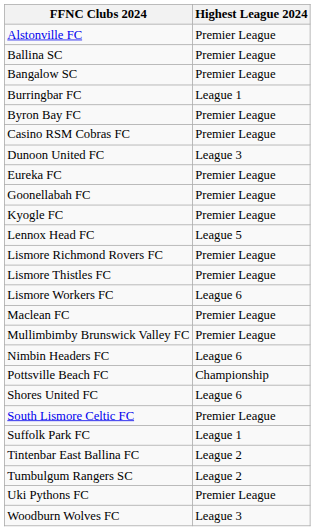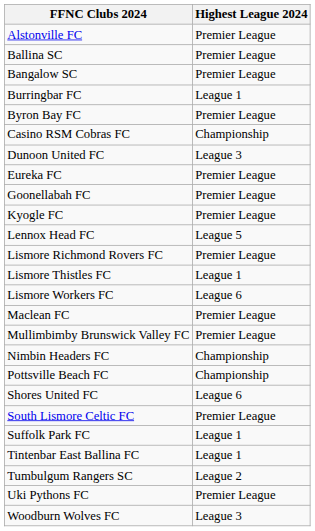(235, 134) Premier League -> (232, 134) Championship
(235, 275) Premier League -> (218, 275) League 1
(218, 355) League 6 -> (232, 355) Championship
(218, 455) League 2 -> (218, 455) League 1
